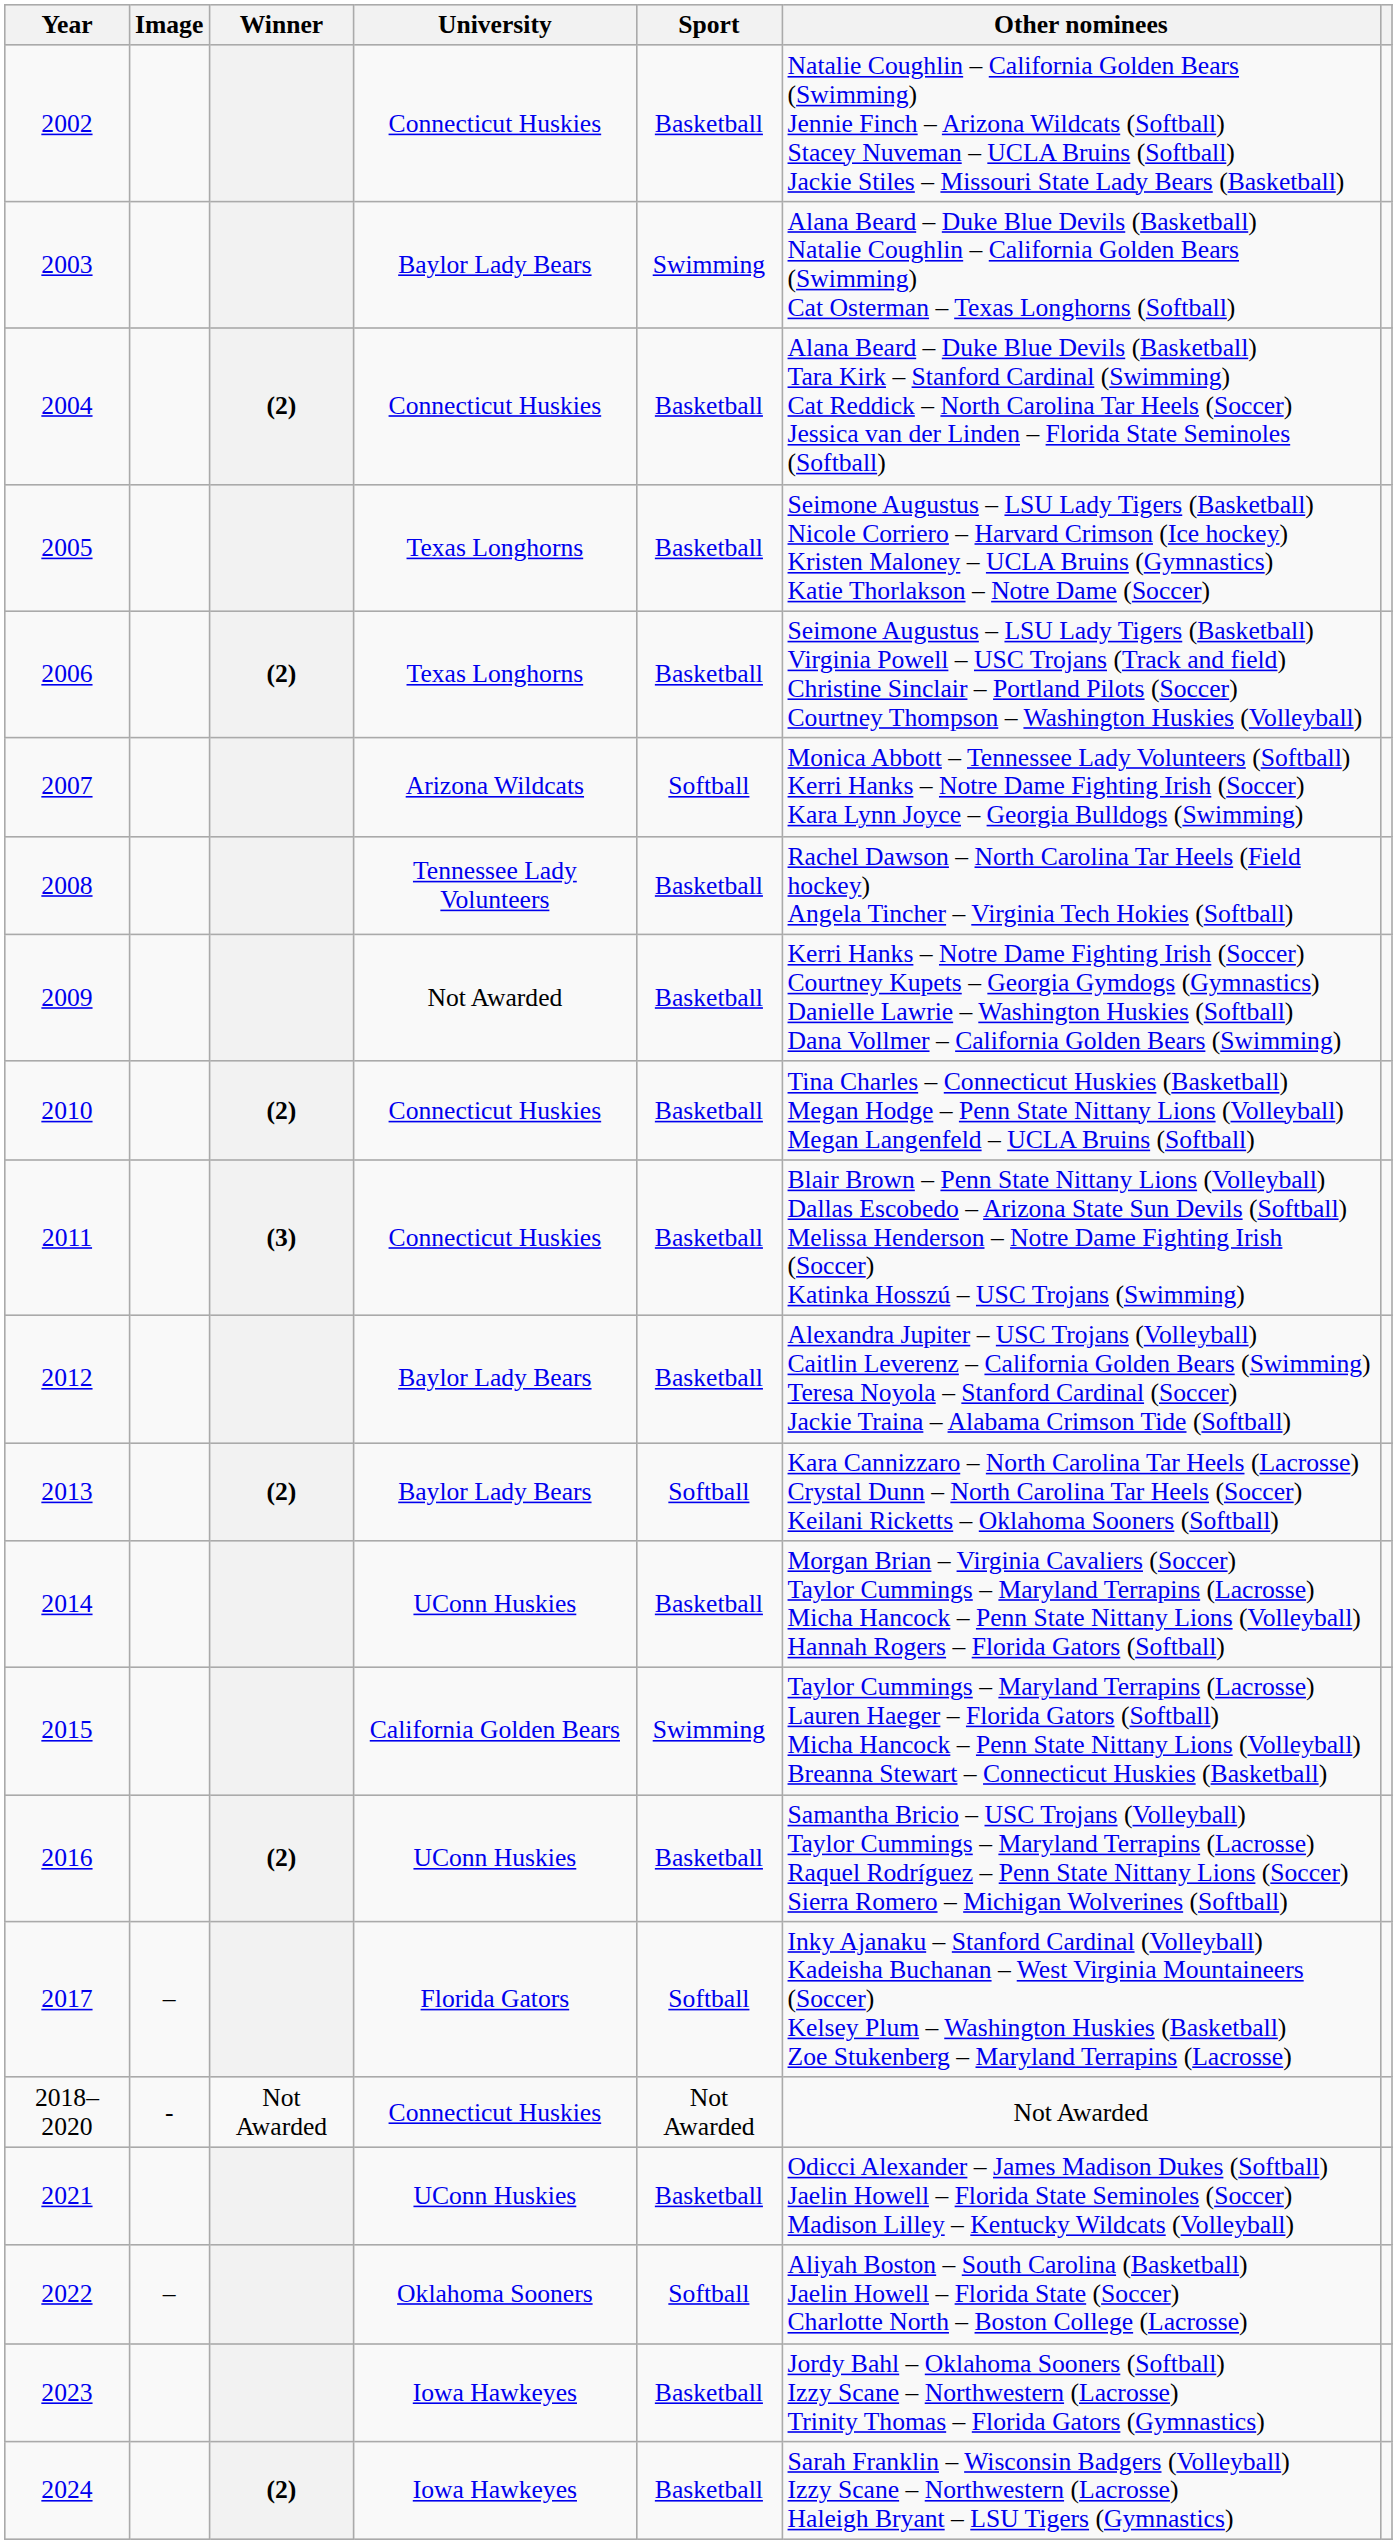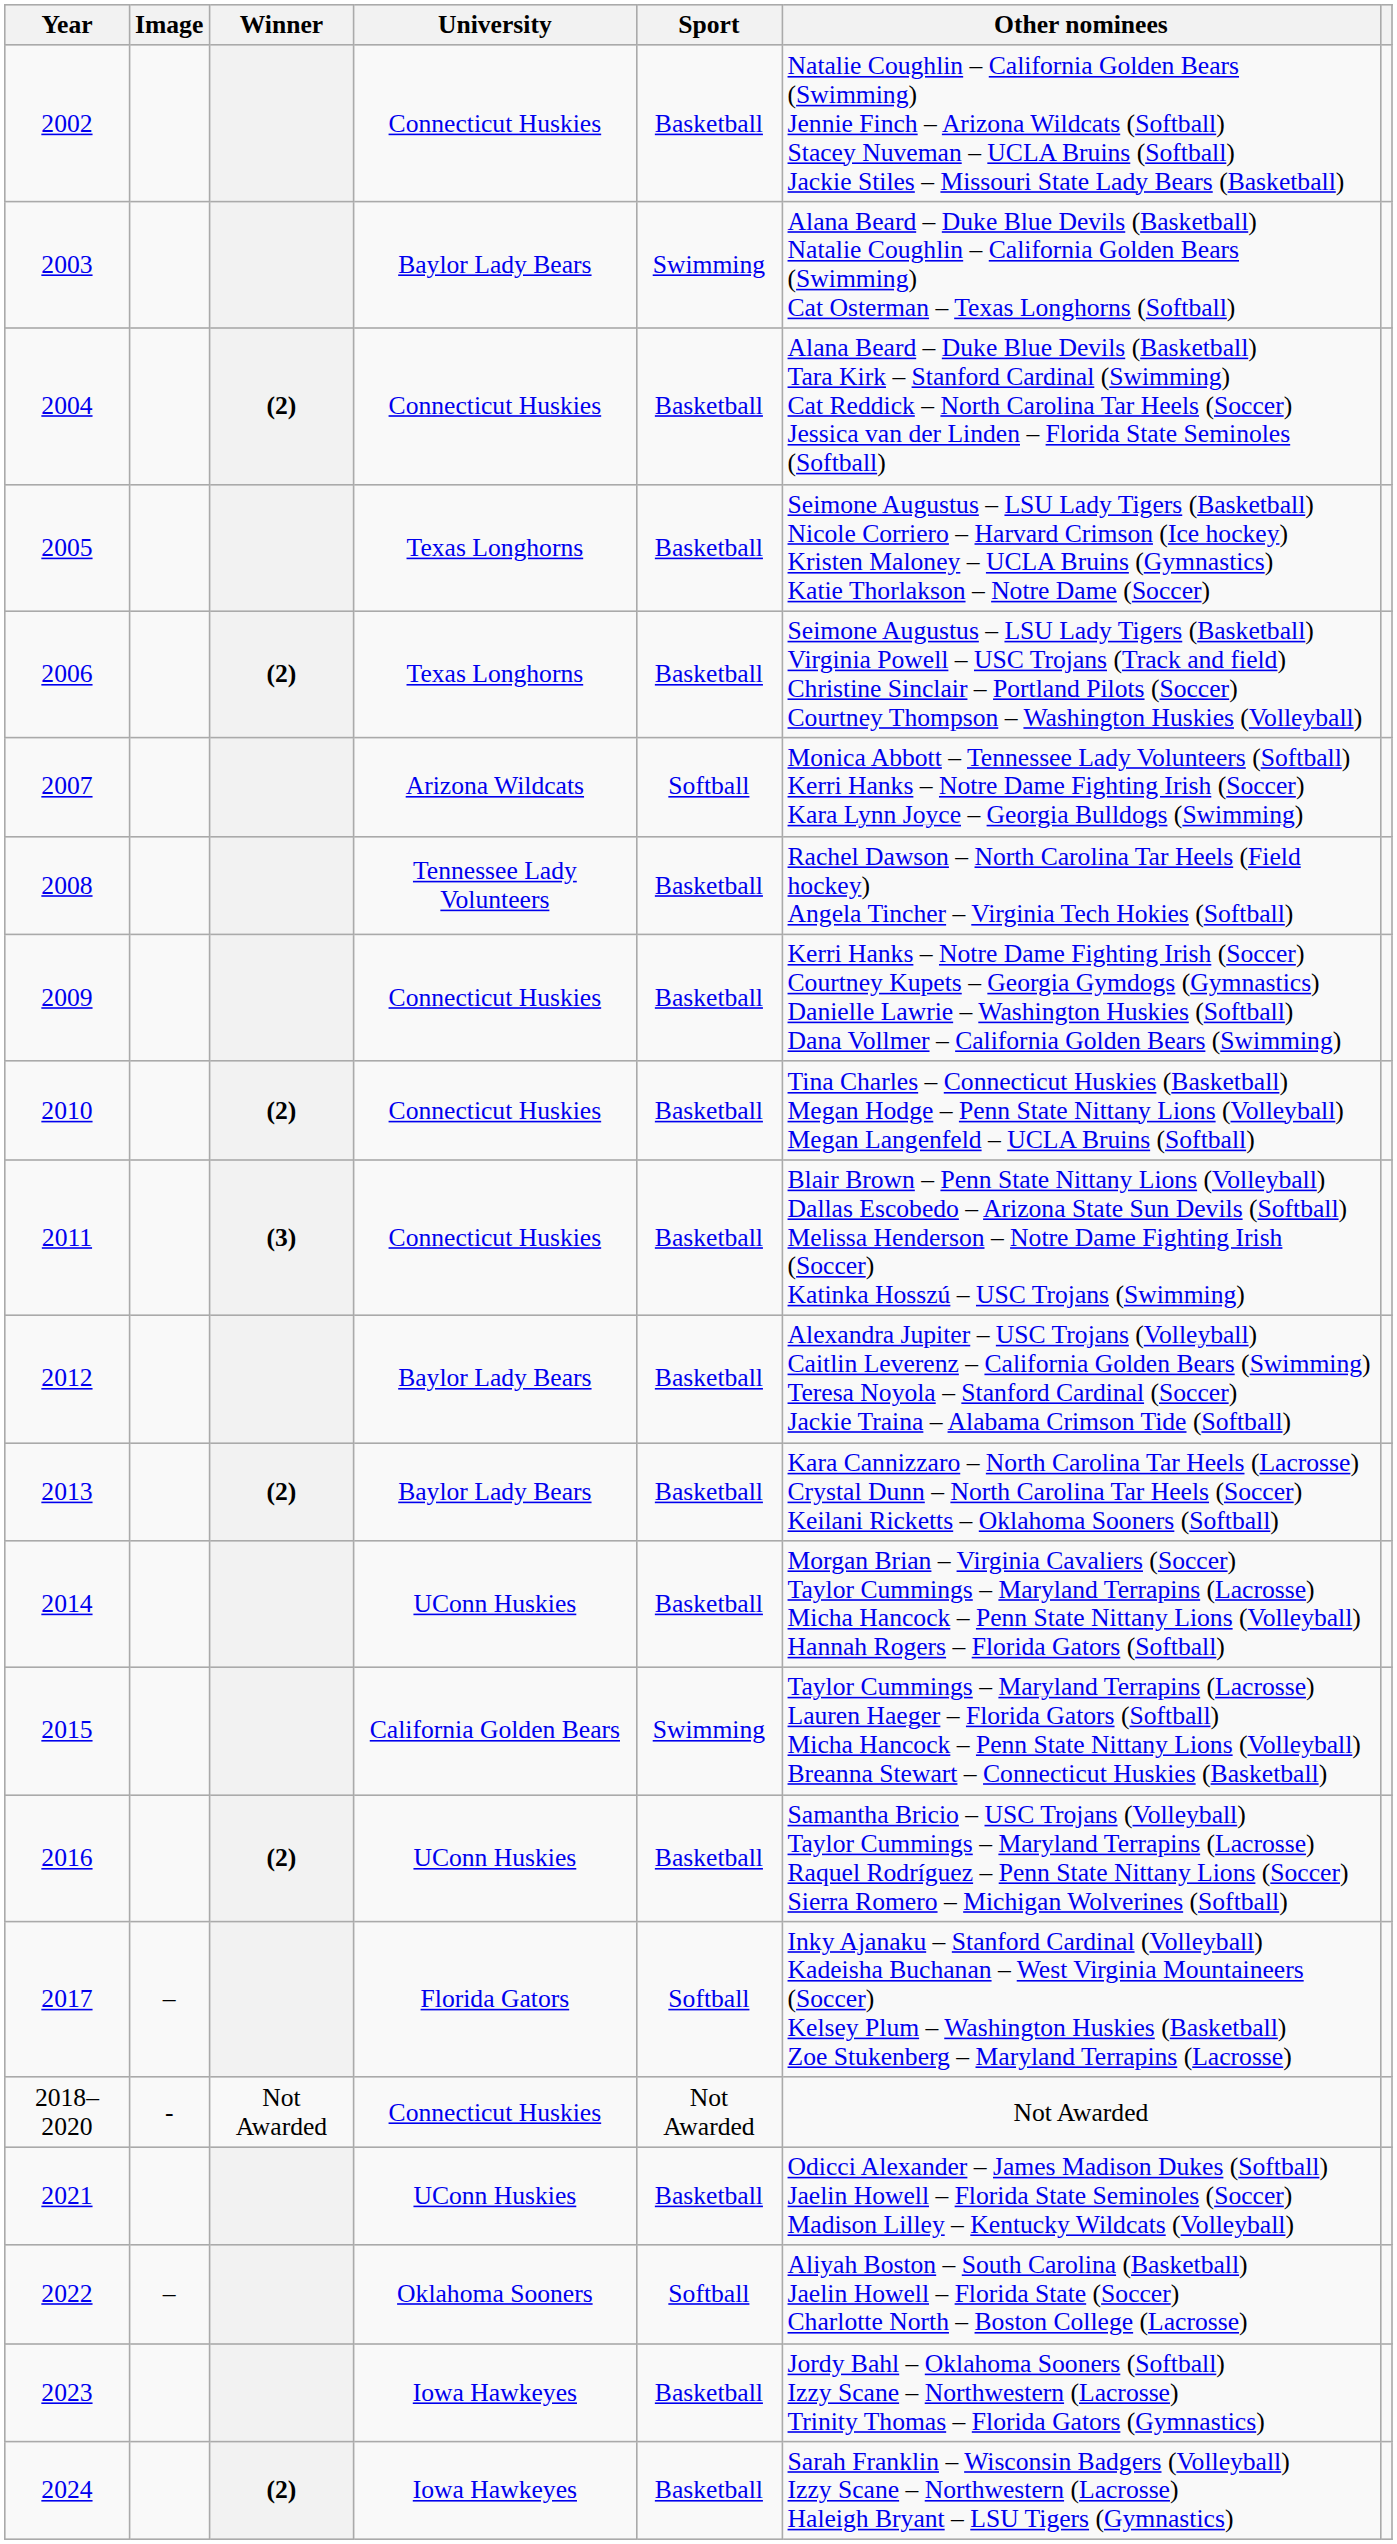(495, 997) Not Awarded -> (495, 997) Connecticut Huskies
(709, 1491) Softball -> (709, 1491) Basketball
